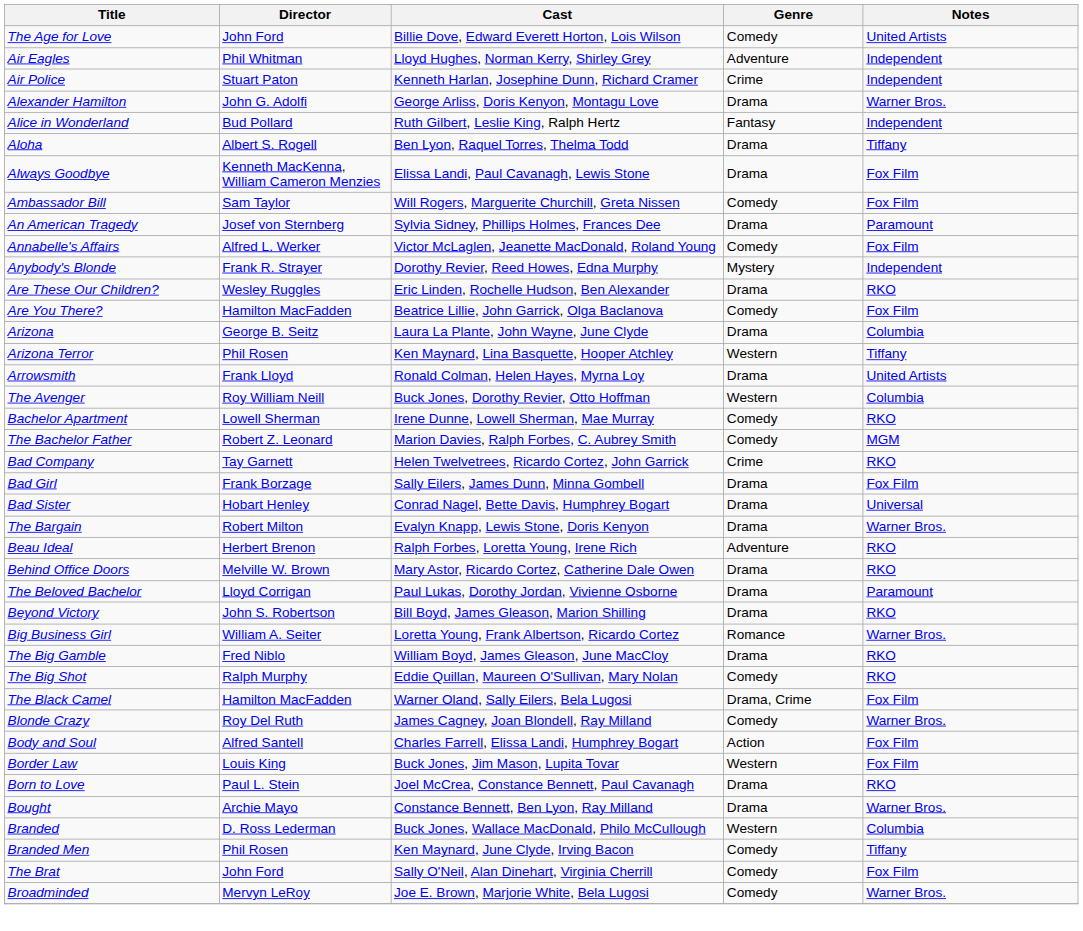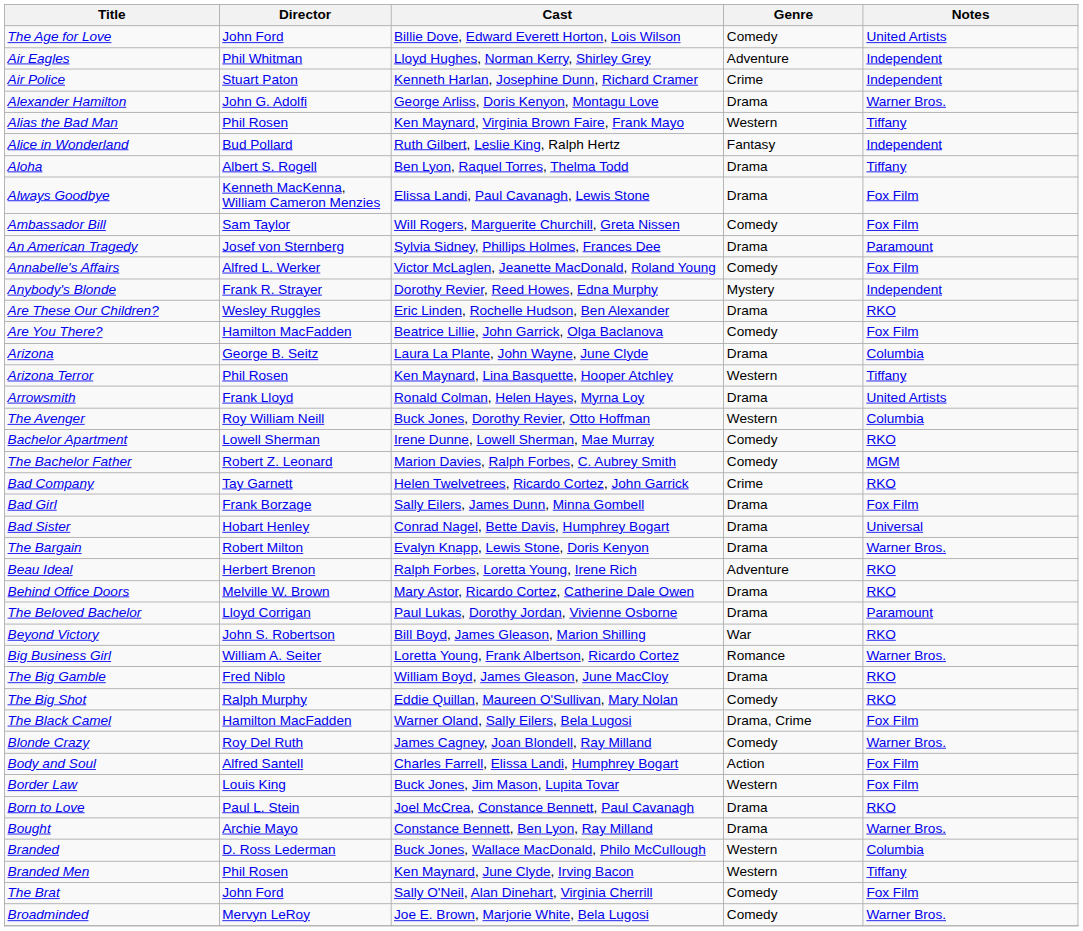+ row: (63, 123)
(747, 612) Drama -> (739, 634) War
(752, 850) Comedy -> (752, 871) Western
